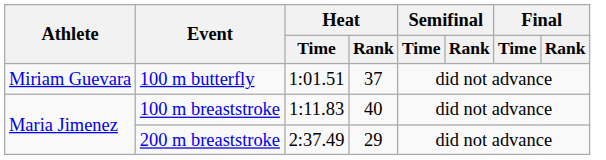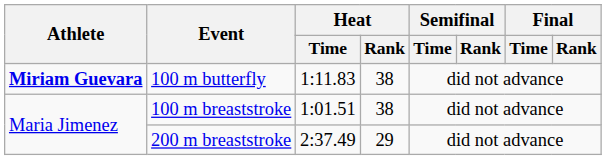(70, 79) normal -> (76, 79) bold
(317, 79) 1:01.51 -> (328, 79) 1:11.83
(373, 79) 37 -> (385, 79) 38
(317, 109) 1:11.83 -> (328, 109) 1:01.51
(373, 109) 40 -> (385, 109) 38
